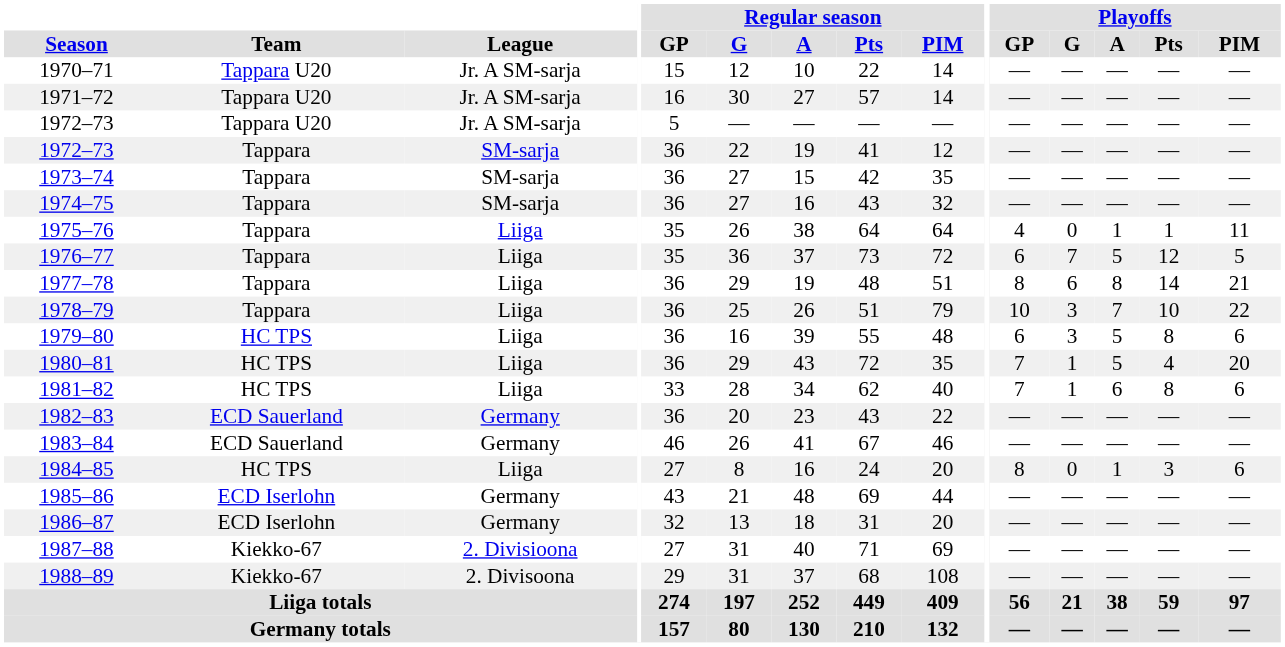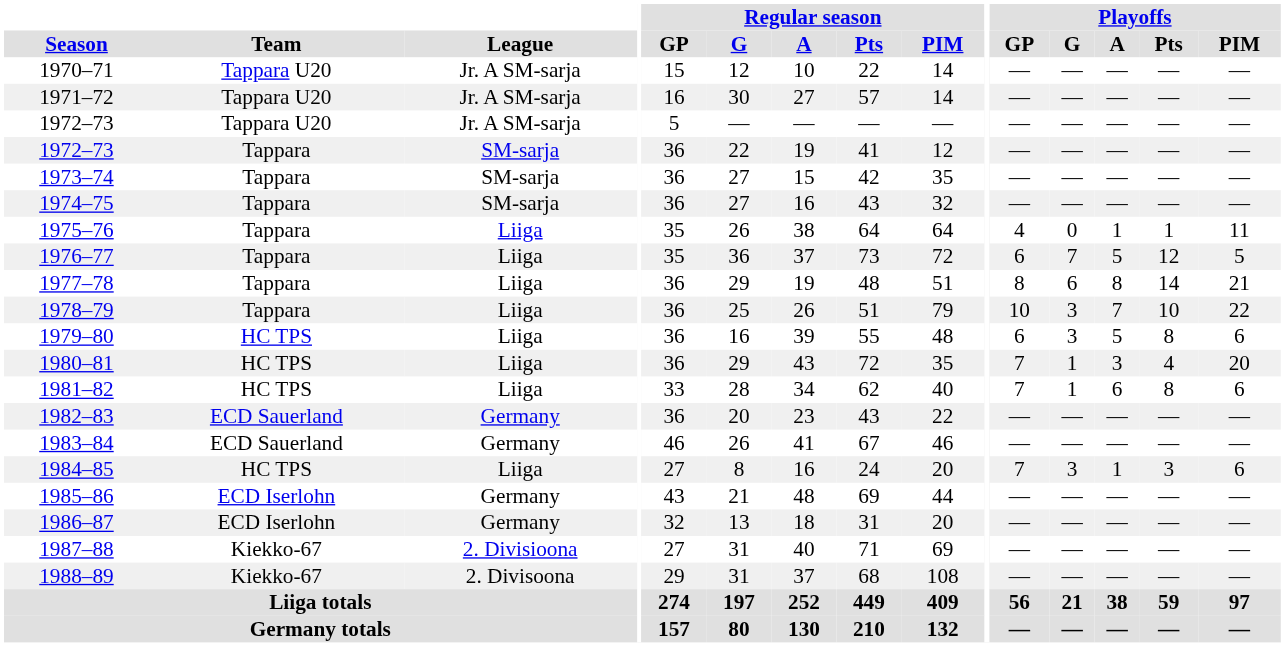(1117, 362) 5 -> (1117, 362) 3
(1019, 469) 8 -> (1019, 469) 7
(1072, 469) 0 -> (1072, 469) 3
